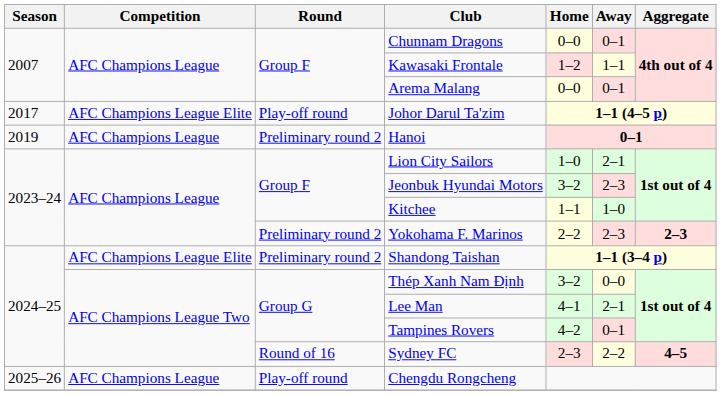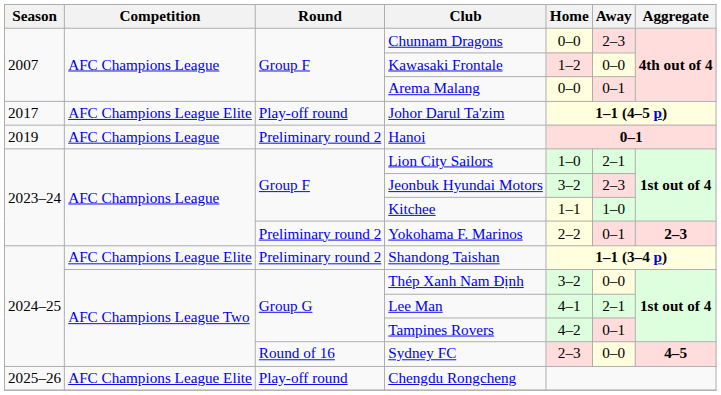(614, 40) 0–1 -> (614, 40) 2–3
(614, 64) 1–1 -> (614, 64) 0–0
(614, 233) 2–3 -> (614, 233) 0–1
(614, 354) 2–2 -> (614, 354) 0–0
(144, 378) AFC Champions League -> (160, 378) AFC Champions League Elite
